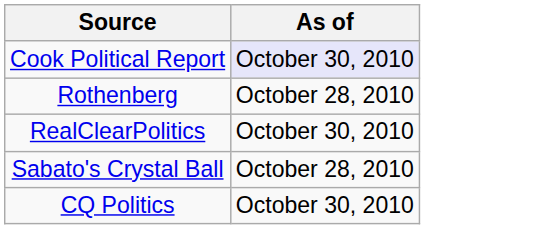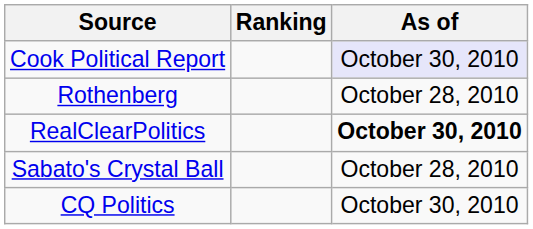+ column: (281, 22)
(325, 132) normal -> (430, 132) bold
